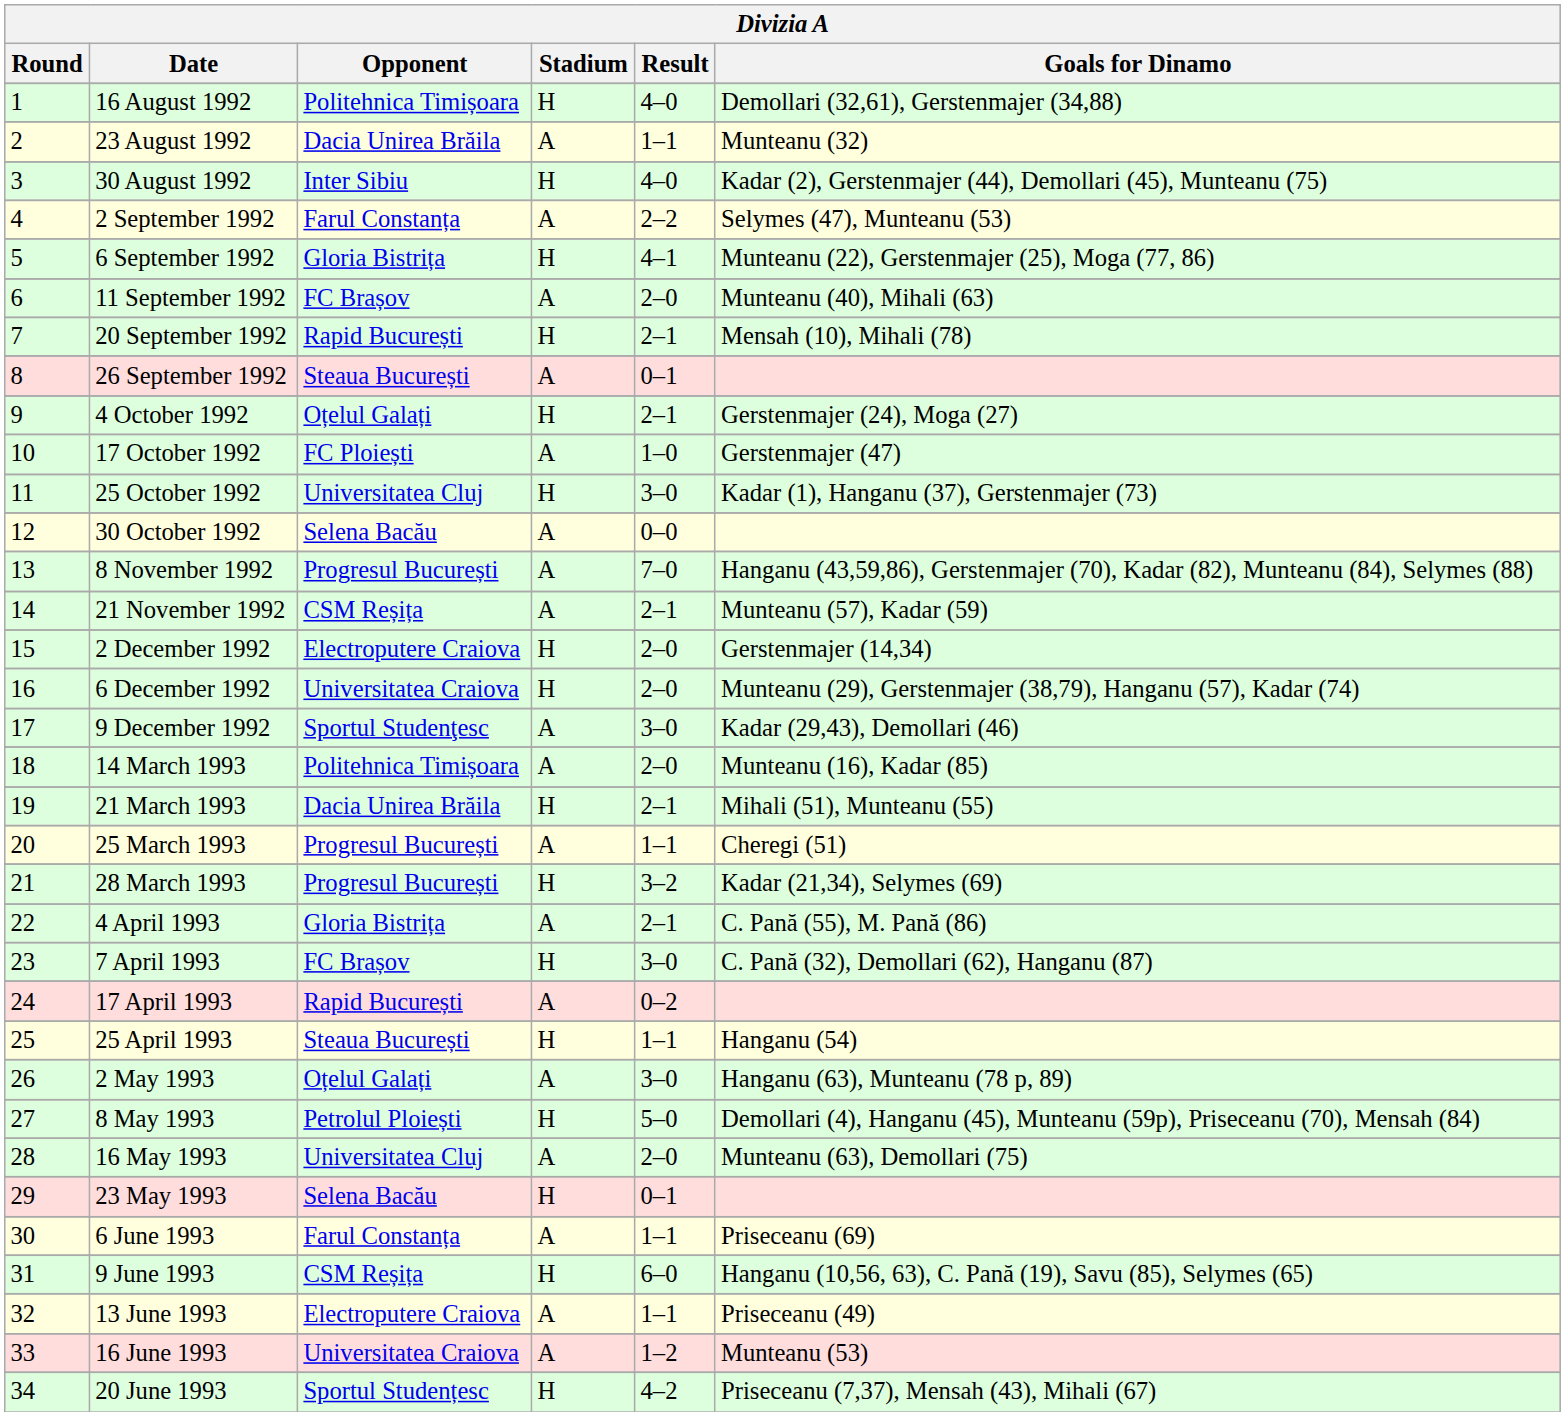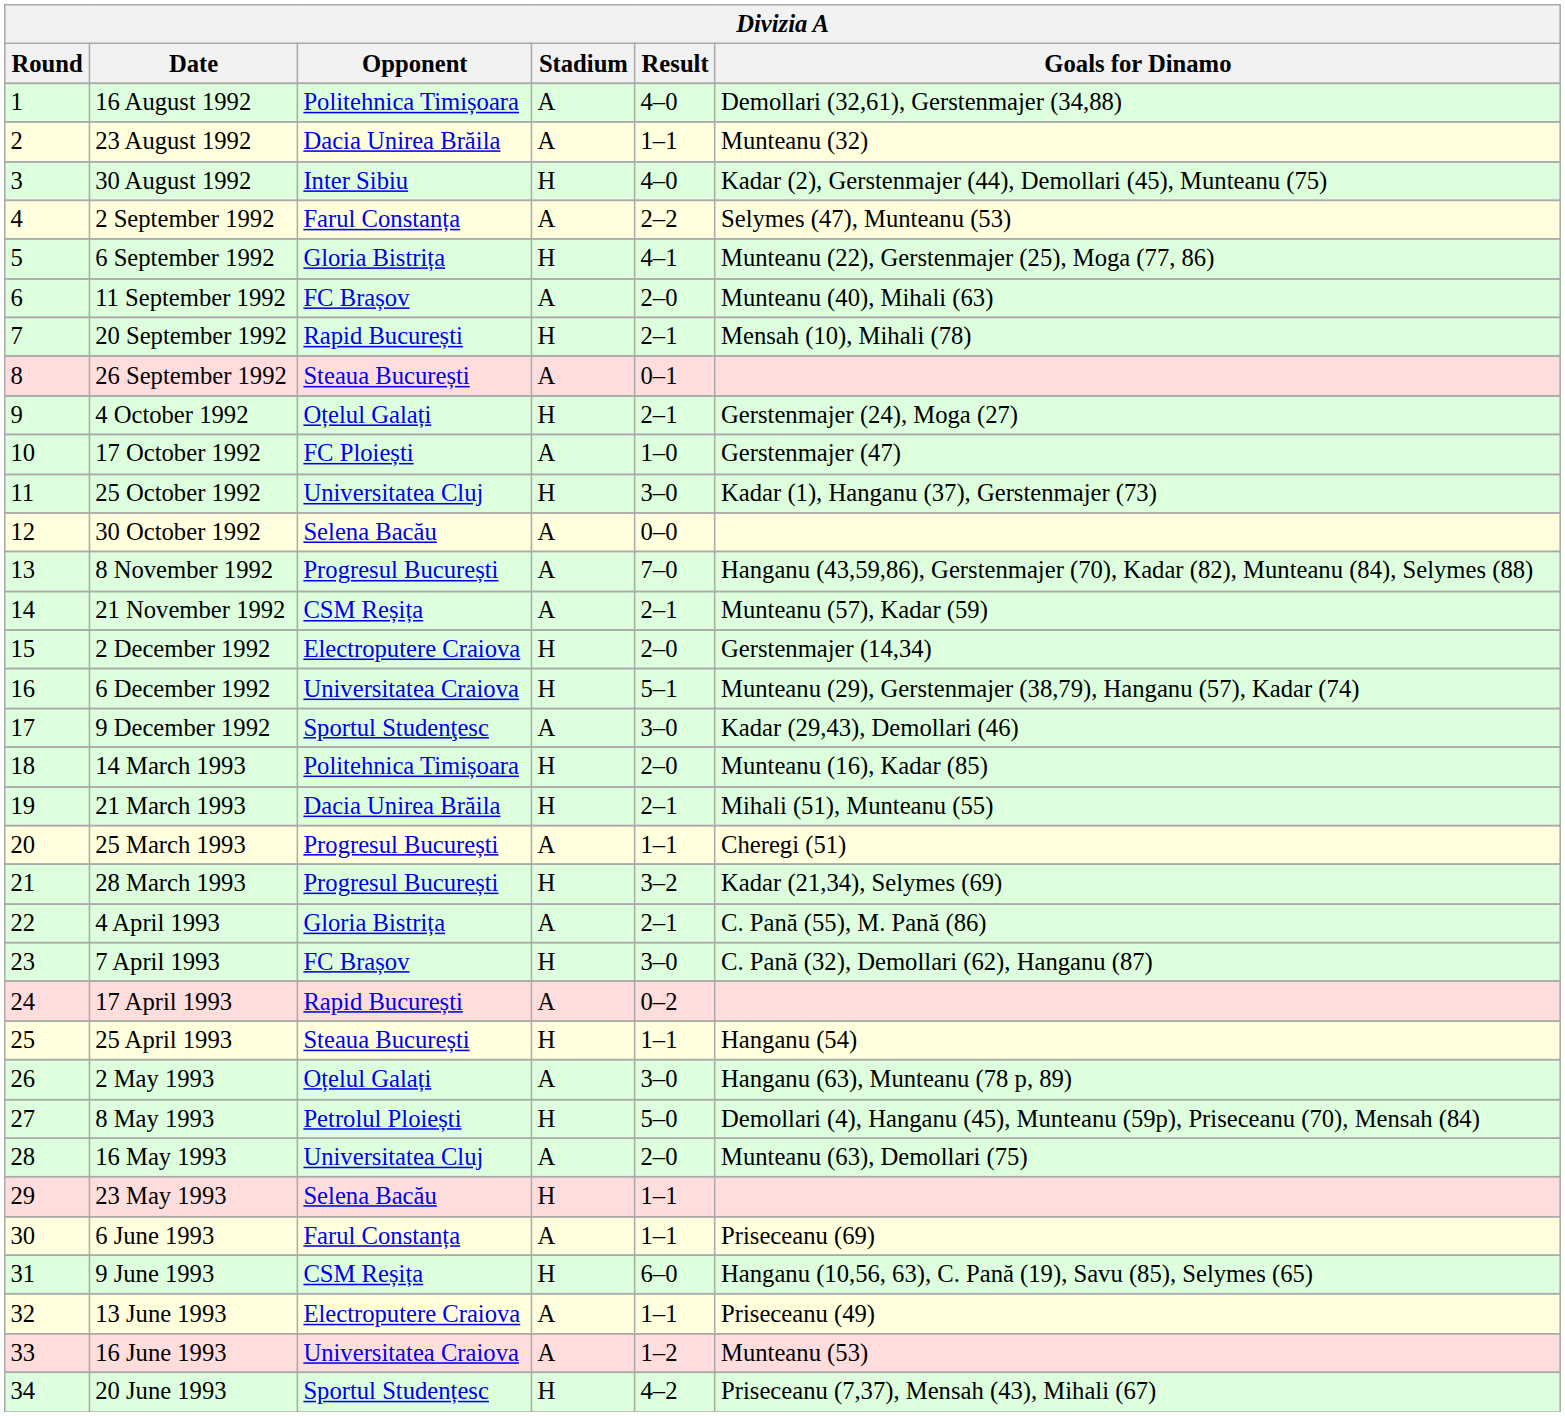(546, 102) H -> (546, 102) A
(659, 688) 2–0 -> (659, 688) 5–1
(546, 766) A -> (546, 766) H
(659, 1196) 0–1 -> (659, 1196) 1–1
